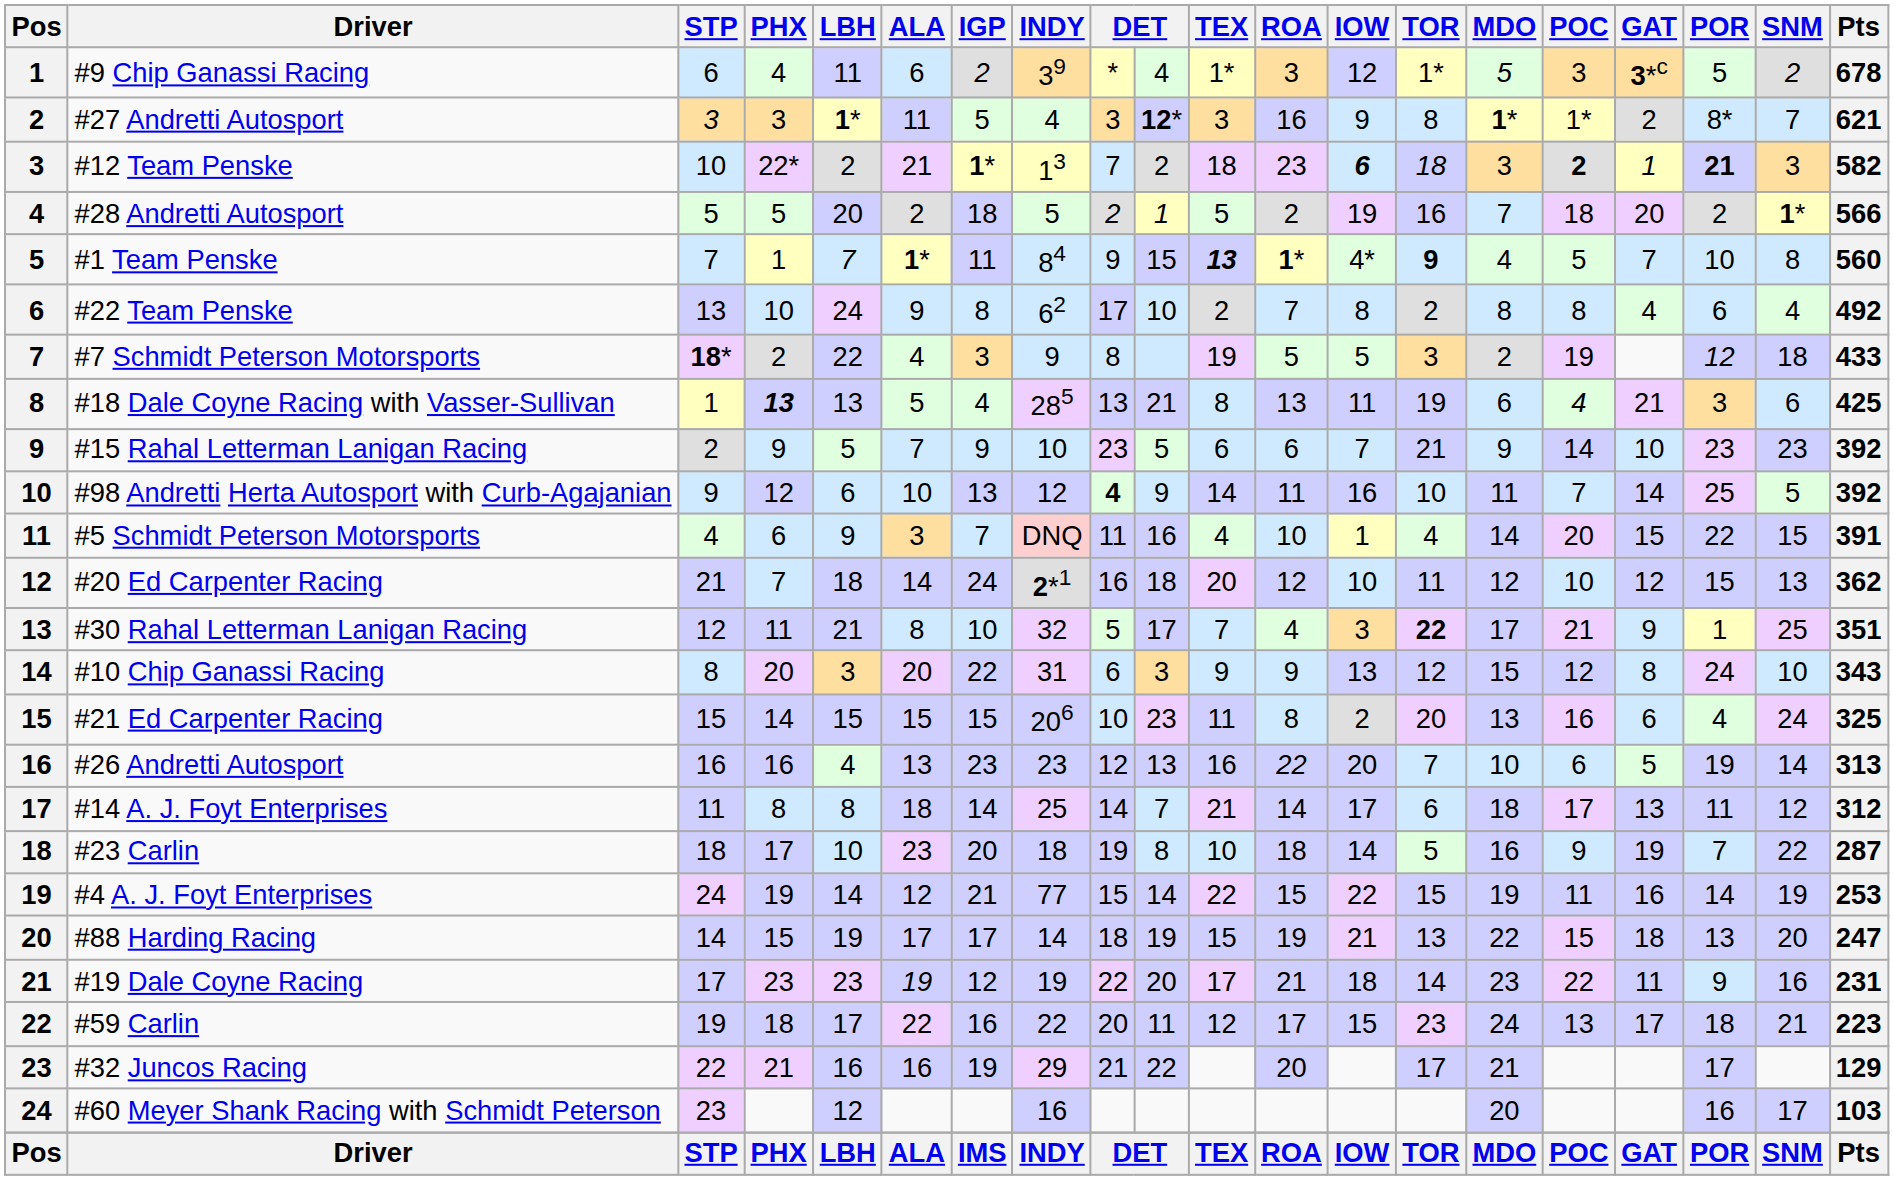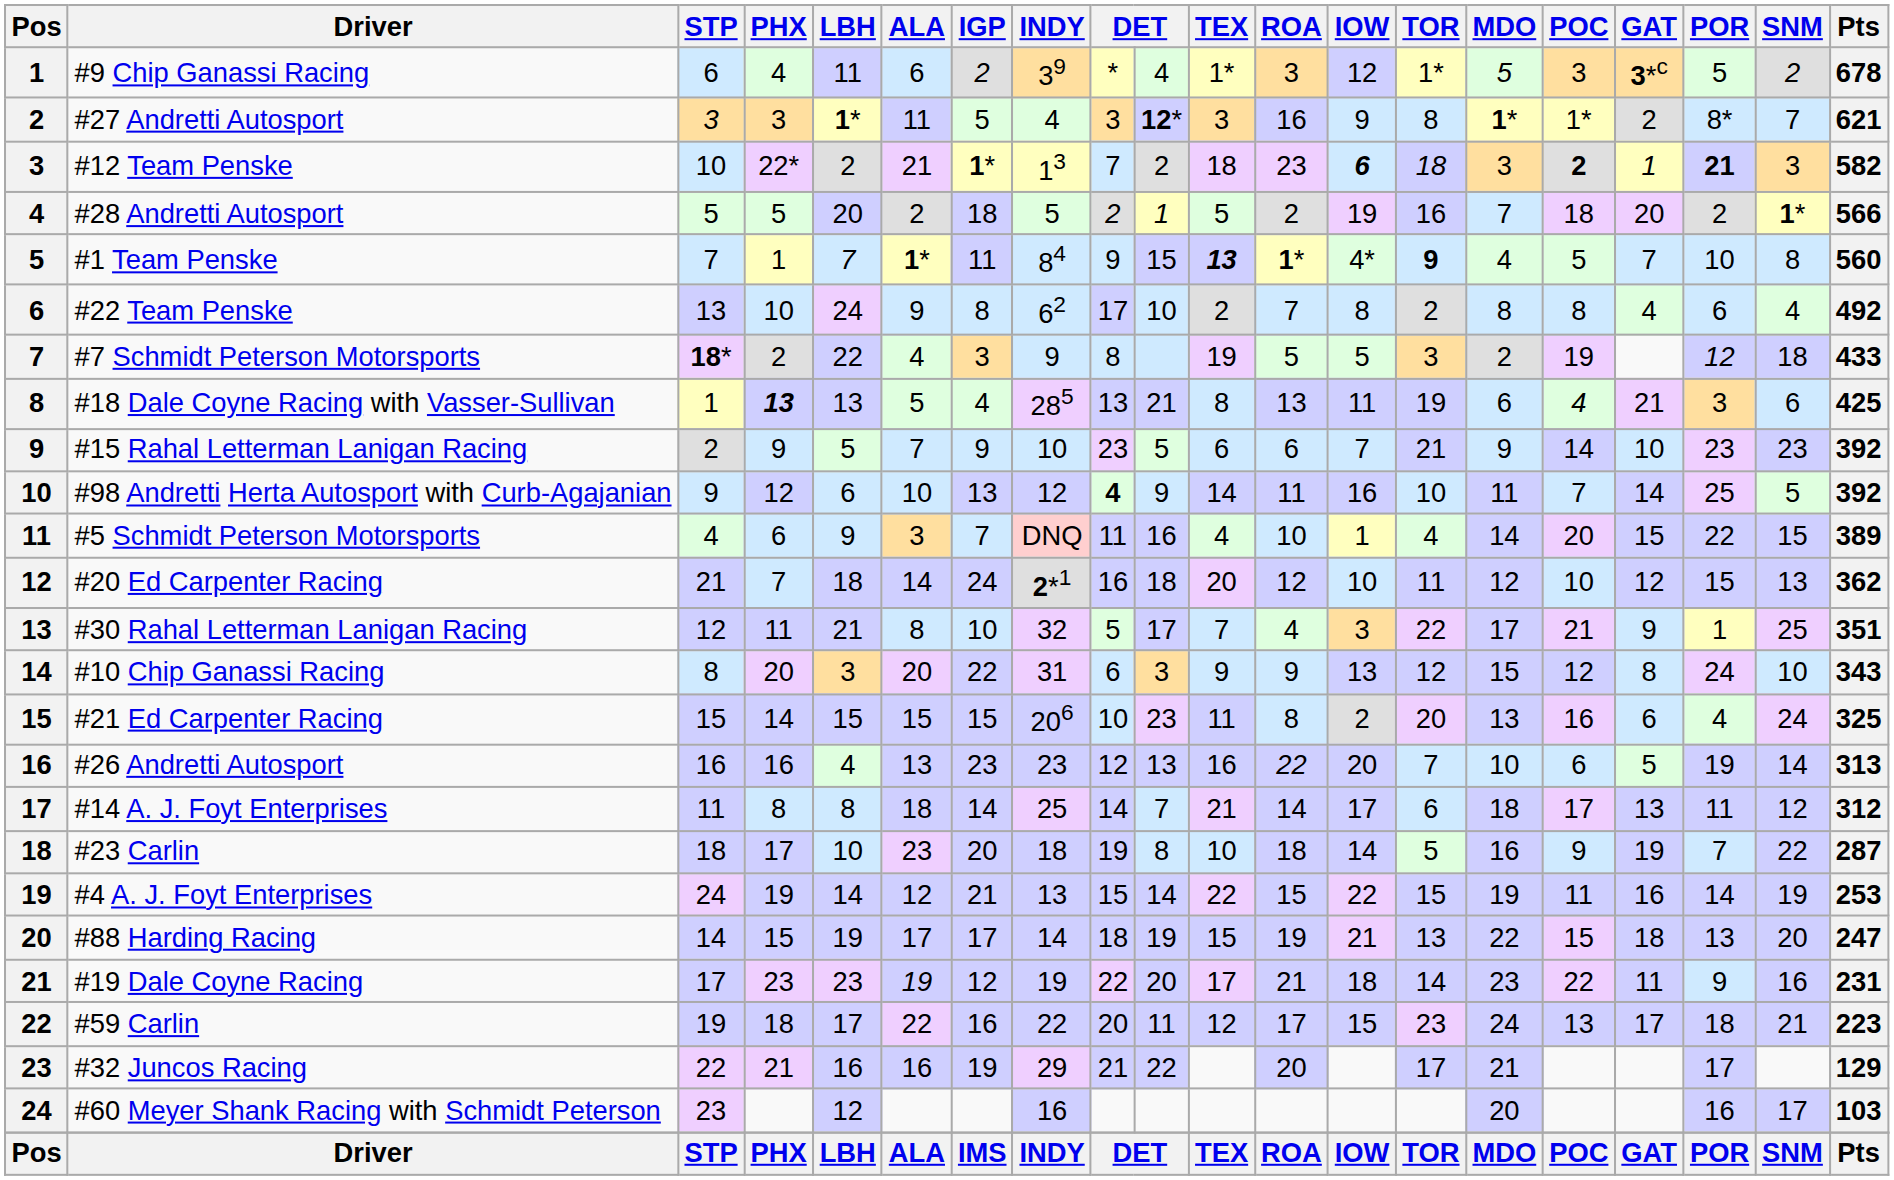(1859, 536) 391 -> (1859, 536) 389
(1431, 629) bold -> (1431, 629) normal
(1052, 895) 77 -> (1052, 895) 13
